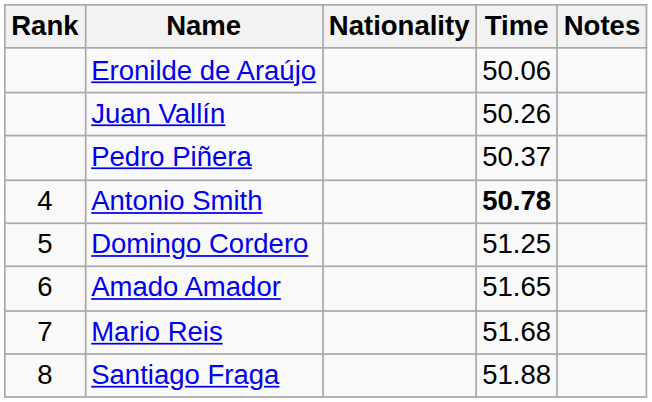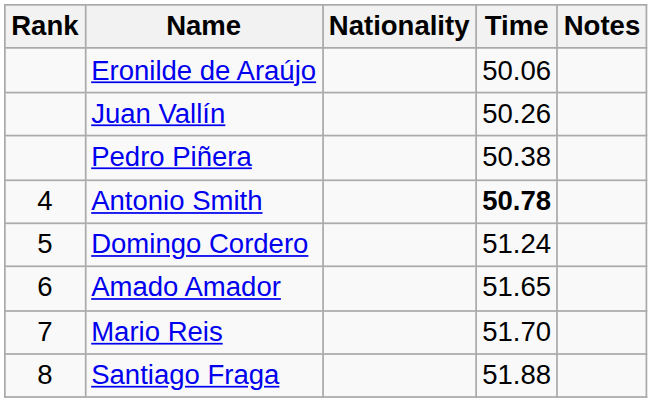(517, 157) 50.37 -> (517, 157) 50.38
(517, 244) 51.25 -> (517, 244) 51.24
(517, 331) 51.68 -> (517, 331) 51.70
